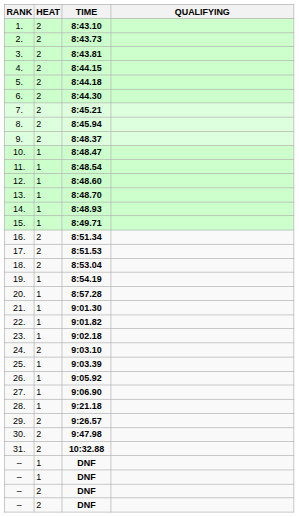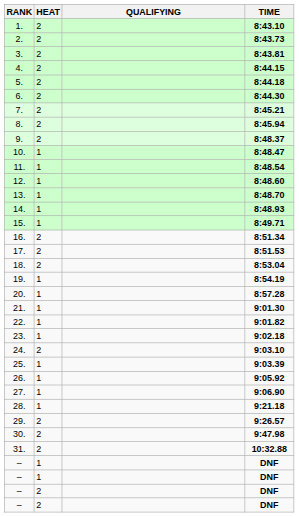columns swapped: (202, 12) <-> (86, 12)
